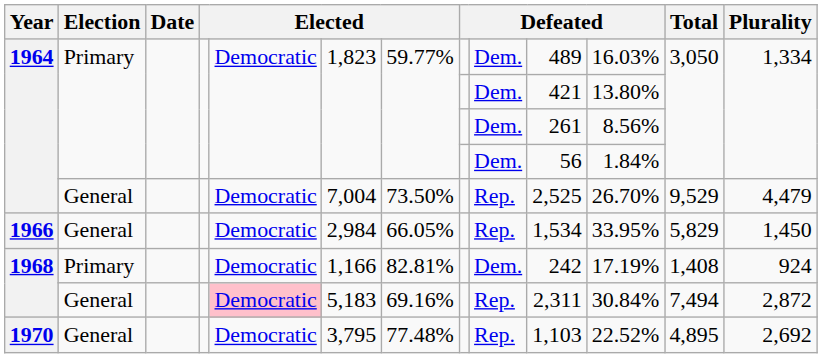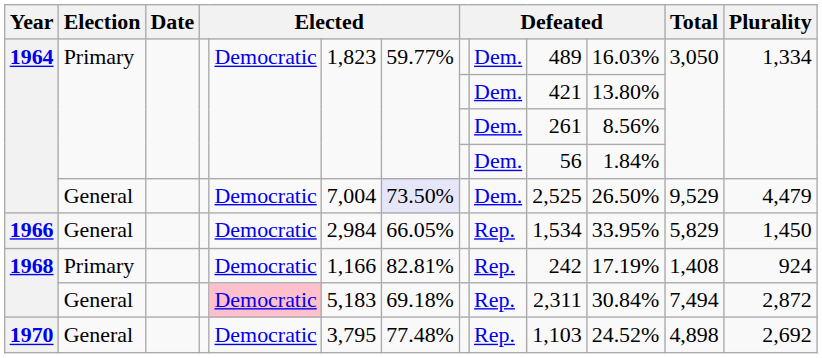(420, 195) no background -> (420, 195) lavender background
(494, 195) Rep. -> (498, 195) Dem.
(625, 195) 26.70% -> (625, 195) 26.50%
(498, 265) Dem. -> (494, 265) Rep.
(420, 299) 69.16% -> (420, 299) 69.18%
(625, 334) 22.52% -> (625, 334) 24.52%
(694, 334) 4,895 -> (694, 334) 4,898
